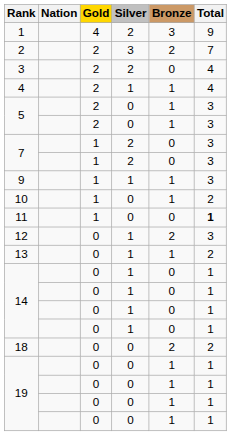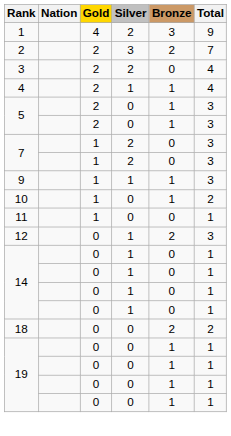(210, 217) bold -> (210, 217) normal
- row: (21, 254)
